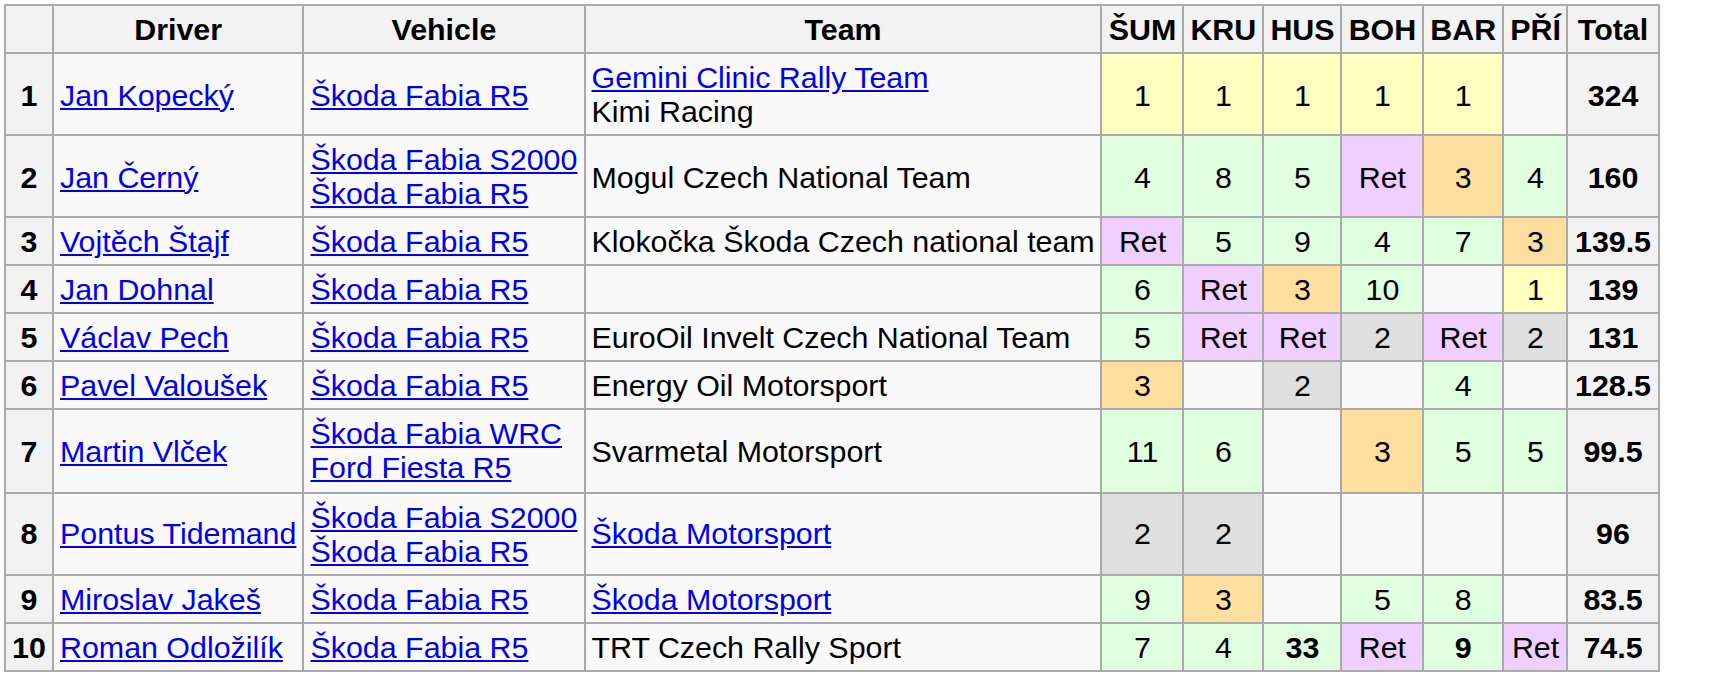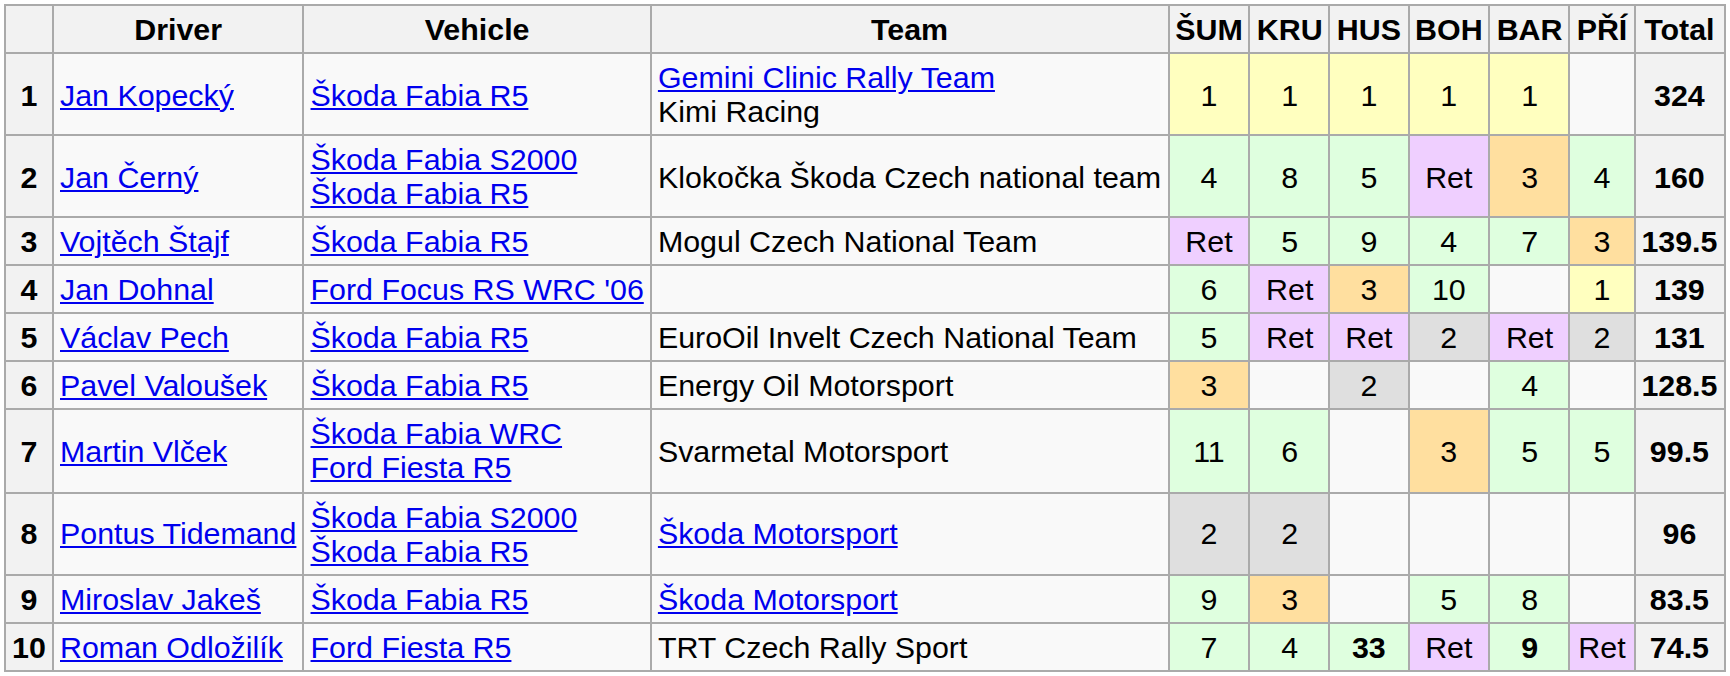(781, 176) Mogul Czech National Team -> (910, 176) Klokočka Škoda Czech national team
(843, 242) Klokočka Škoda Czech national team -> (848, 242) Mogul Czech National Team
(419, 290) Škoda Fabia R5 -> (477, 290) Ford Focus RS WRC '06
(419, 646) Škoda Fabia R5 -> (411, 646) Ford Fiesta R5
